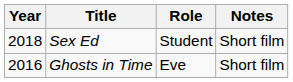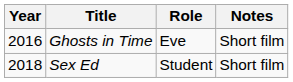rows swapped: (101, 65) <-> (74, 41)
